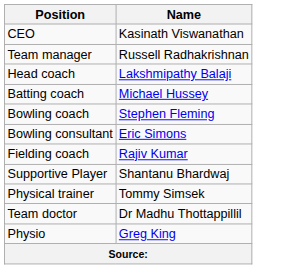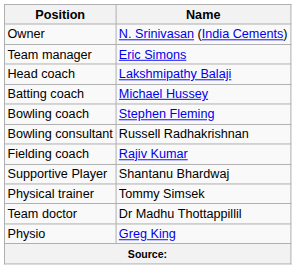+ row: (26, 34)
- row: (21, 34)
(184, 54) Russell Radhakrishnan -> (153, 54) Eric Simons
(153, 134) Eric Simons -> (184, 134) Russell Radhakrishnan
